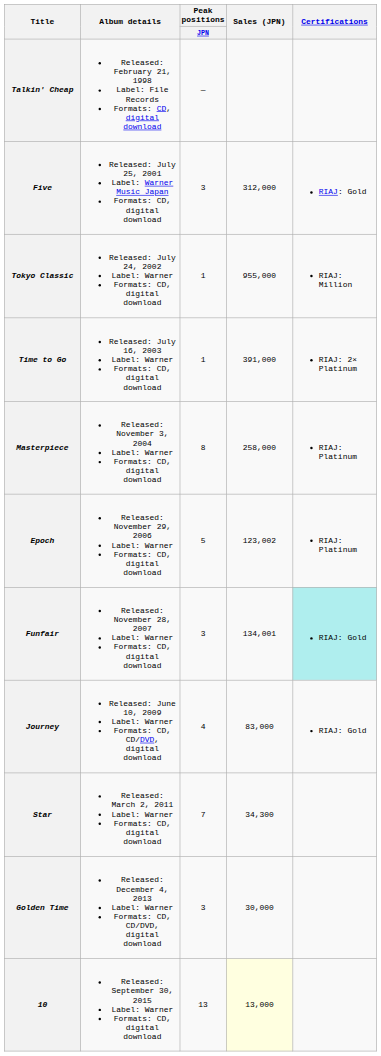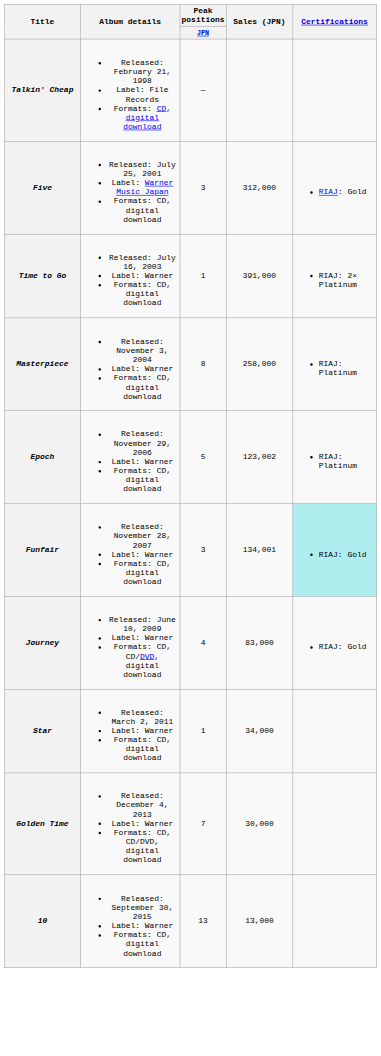- row: (42, 276)
(203, 815) 7 -> (203, 731) 1
(259, 815) 34,300 -> (259, 731) 34,000
(203, 908) 3 -> (203, 824) 7
(259, 1005) lightyellow background -> (259, 921) no background
